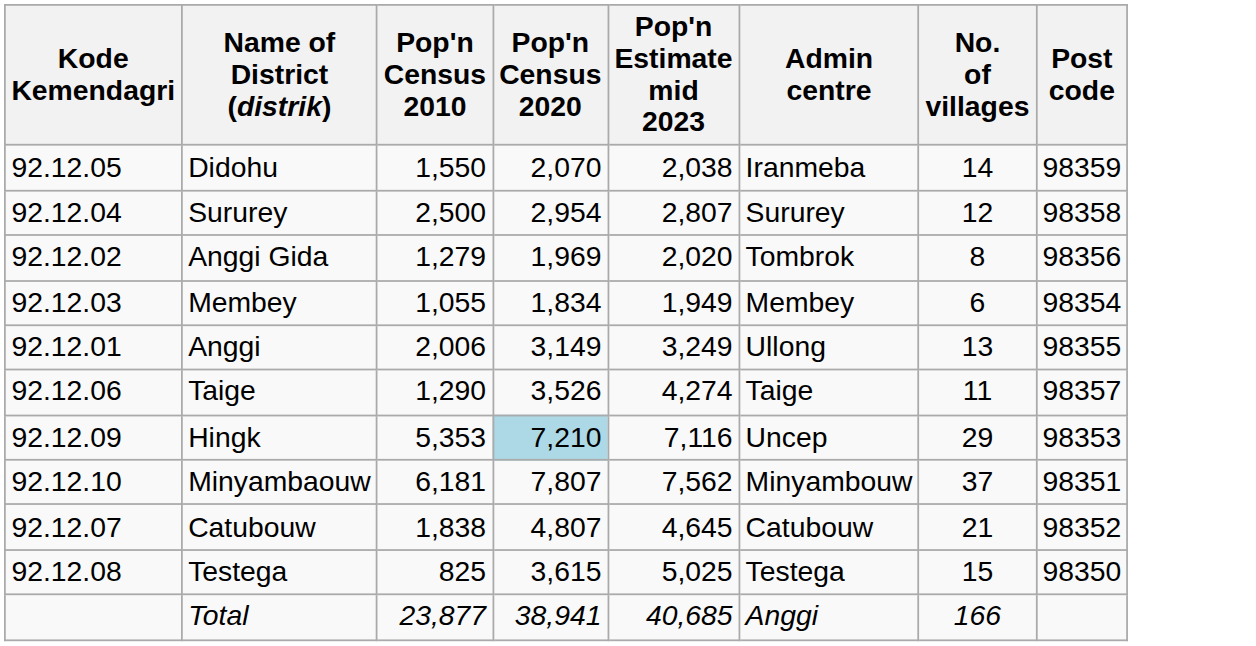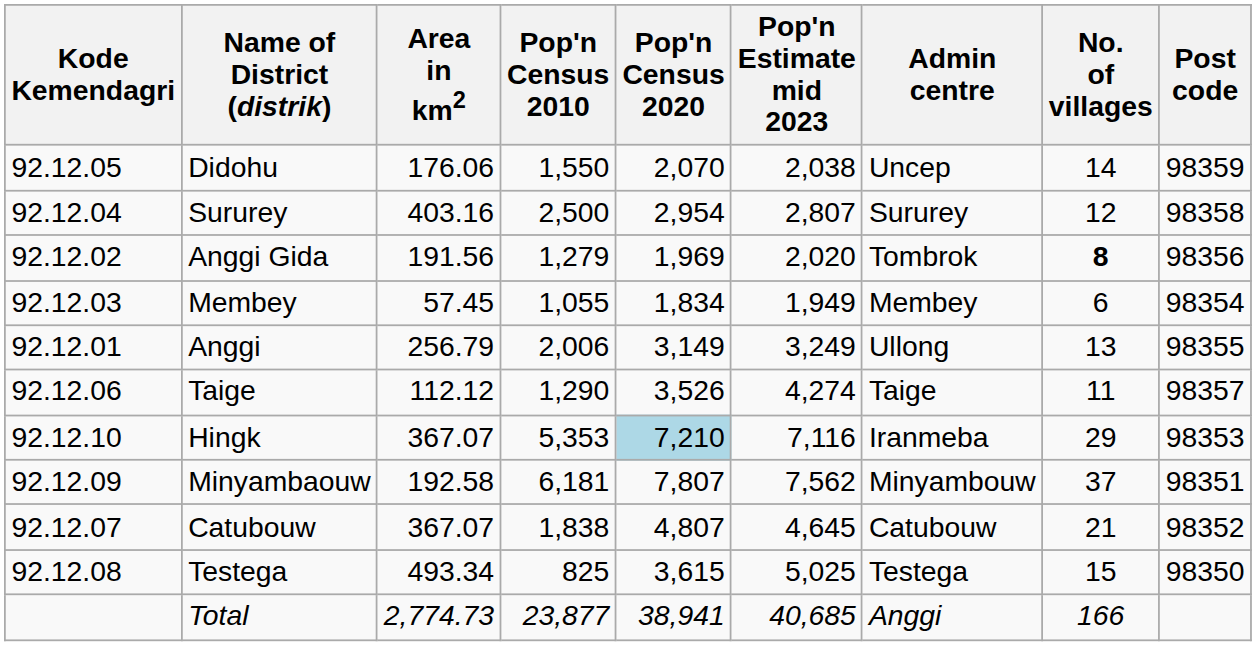+ column: (439, 74)
(805, 167) Iranmeba -> (910, 167) Uncep
(977, 257) normal -> (1101, 257) bold
(67, 436) 92.12.09 -> (67, 436) 92.12.10
(787, 436) Uncep -> (929, 436) Iranmeba
(67, 481) 92.12.10 -> (67, 481) 92.12.09
